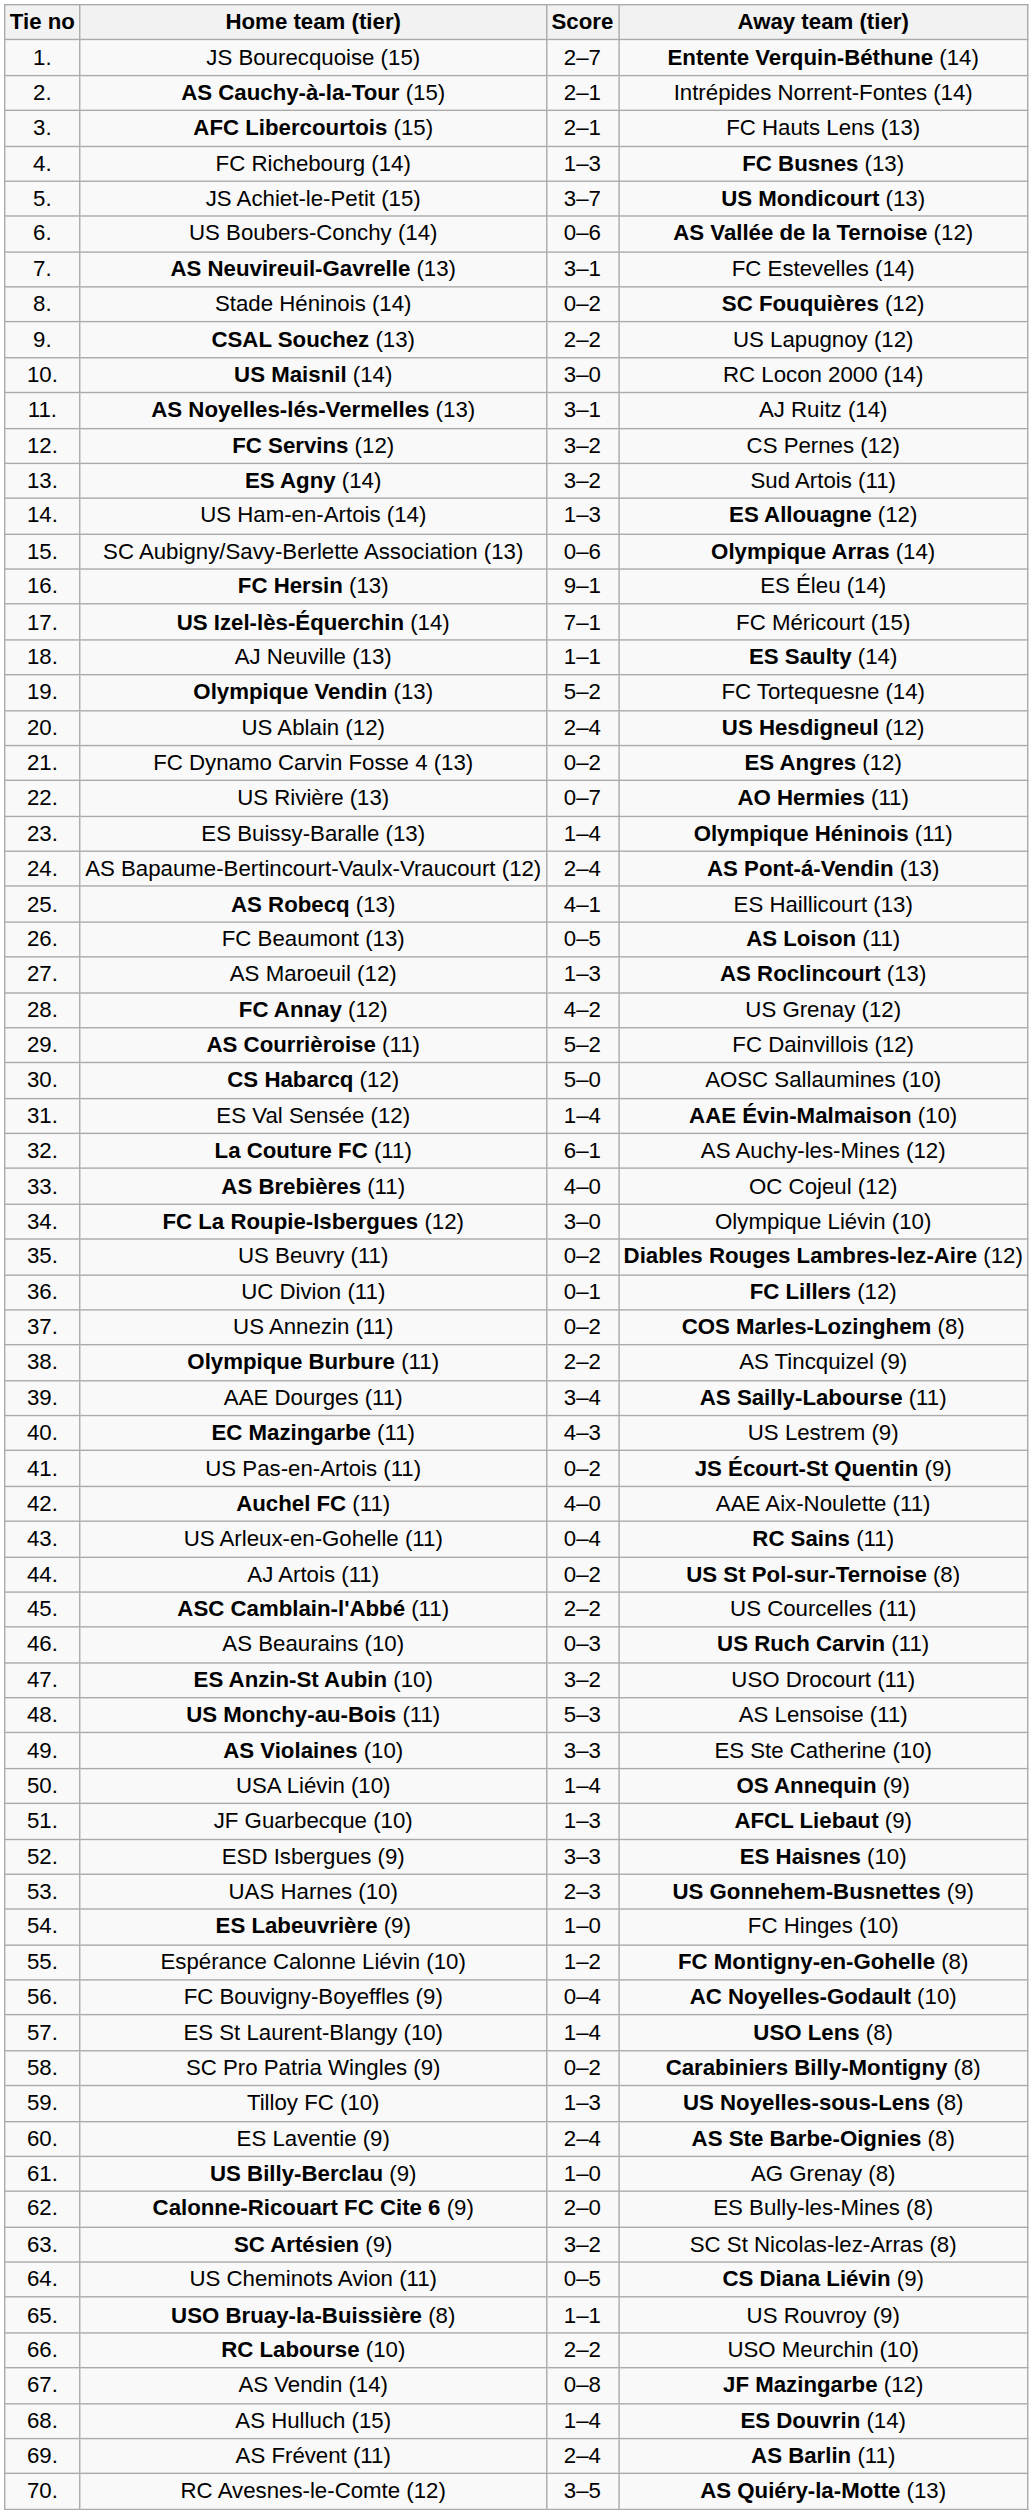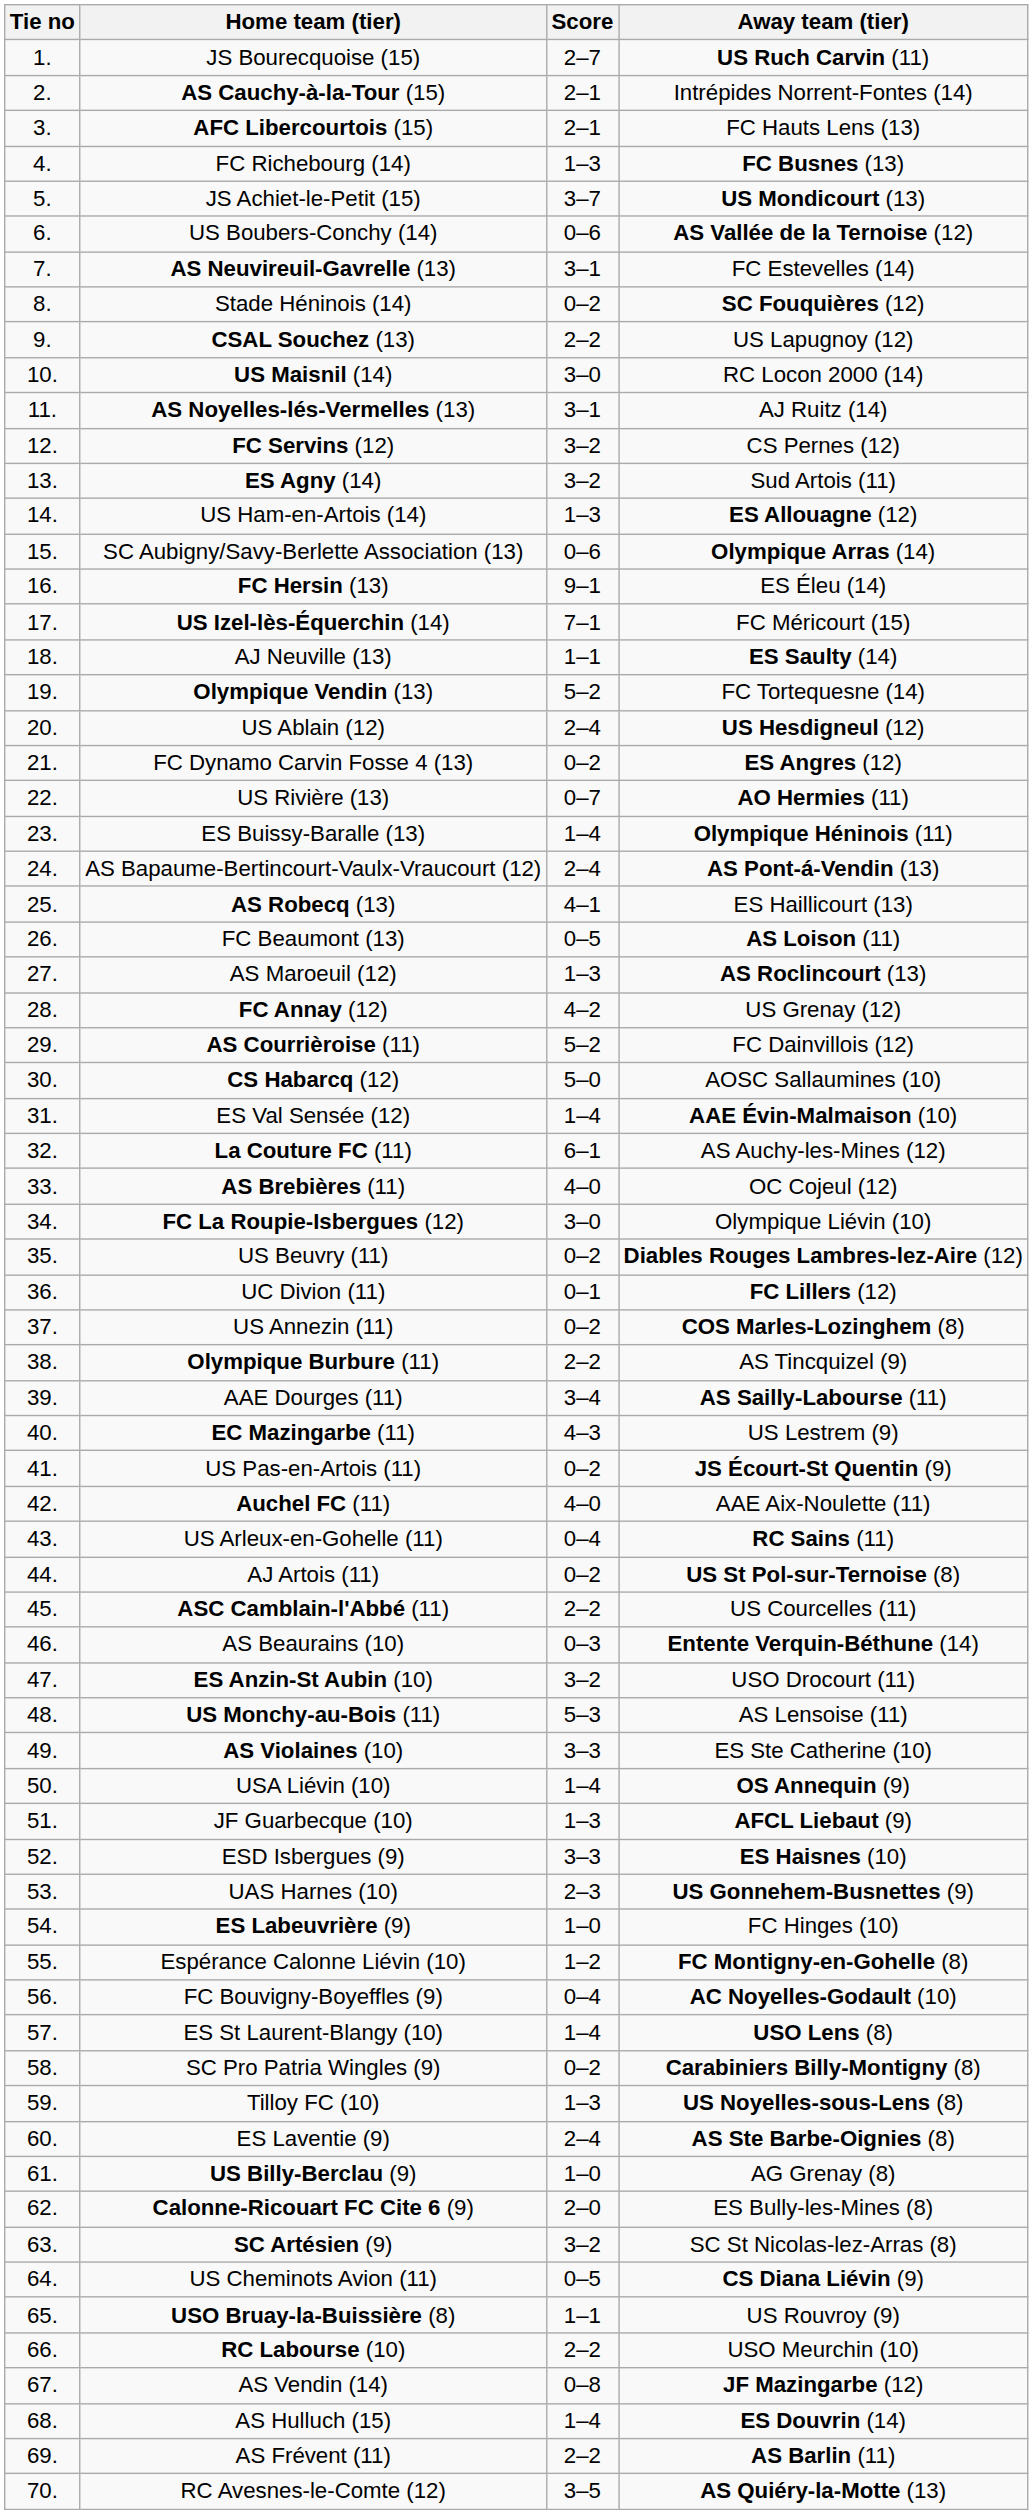(823, 57) Entente Verquin-Béthune (14) -> (823, 57) US Ruch Carvin (11)
(823, 1644) US Ruch Carvin (11) -> (823, 1644) Entente Verquin-Béthune (14)
(582, 2455) 2–4 -> (582, 2455) 2–2
